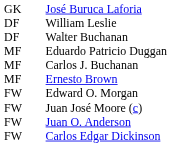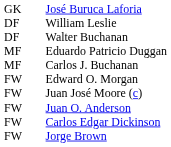- row: (82, 79)
+ row: (76, 136)
